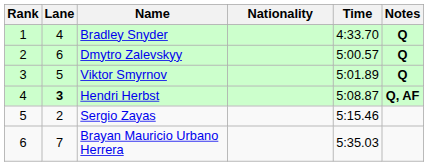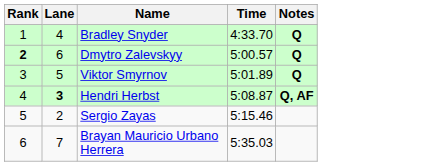- column: (280, 14)
(23, 55) normal -> (23, 55) bold
